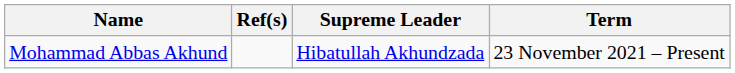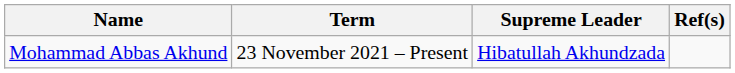columns swapped: (609, 20) <-> (262, 20)
